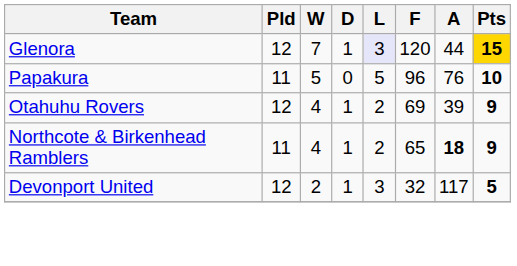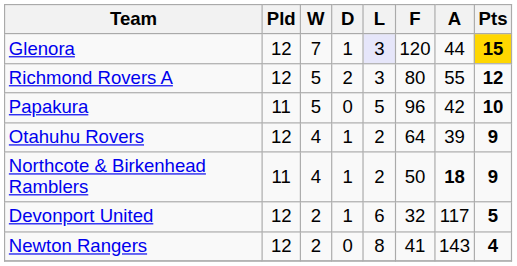+ row: (91, 78)
(454, 78) 76 -> (455, 107) 42
(415, 107) 69 -> (415, 136) 64
(415, 147) 65 -> (415, 176) 50
(379, 187) 3 -> (379, 216) 6
+ row: (78, 246)
